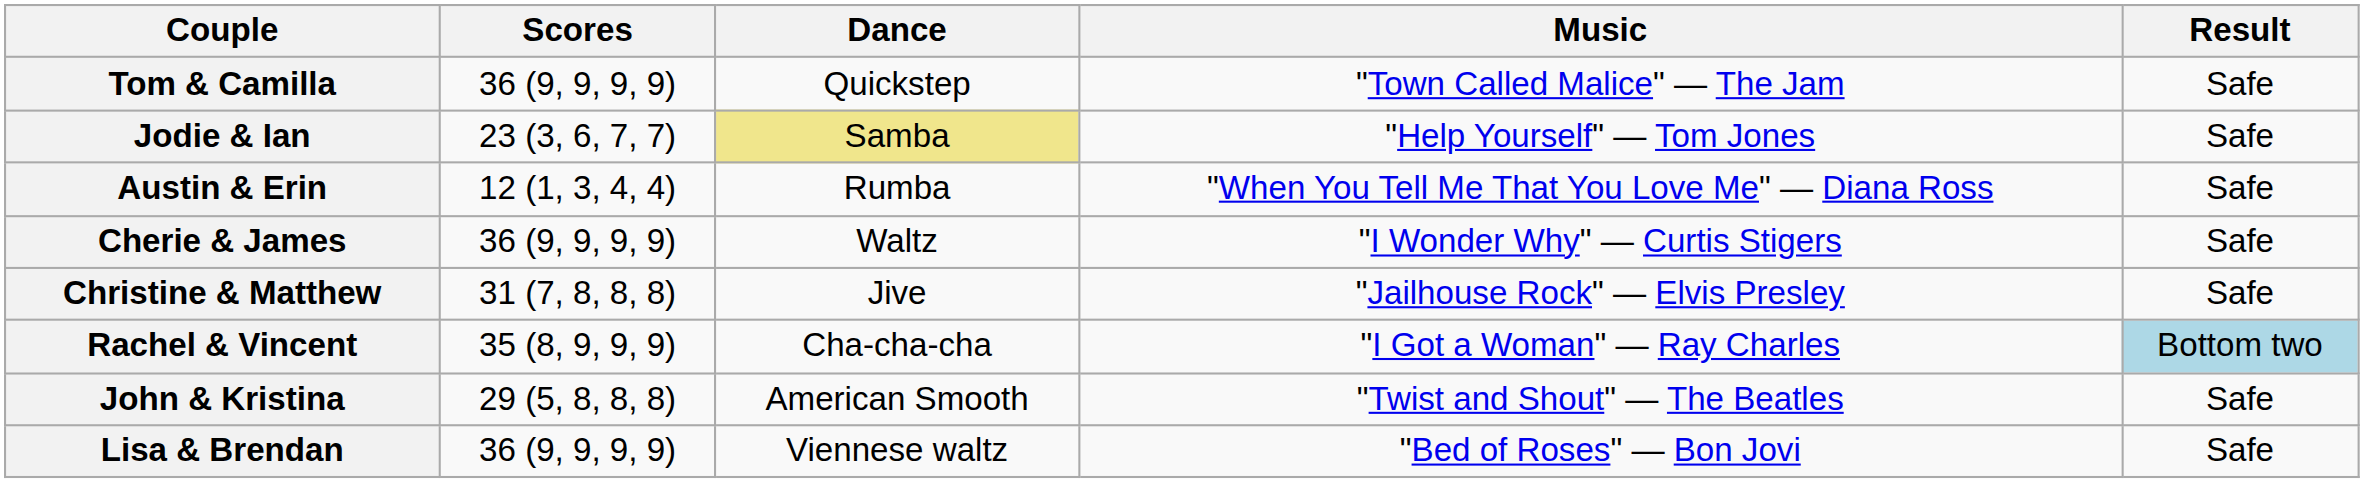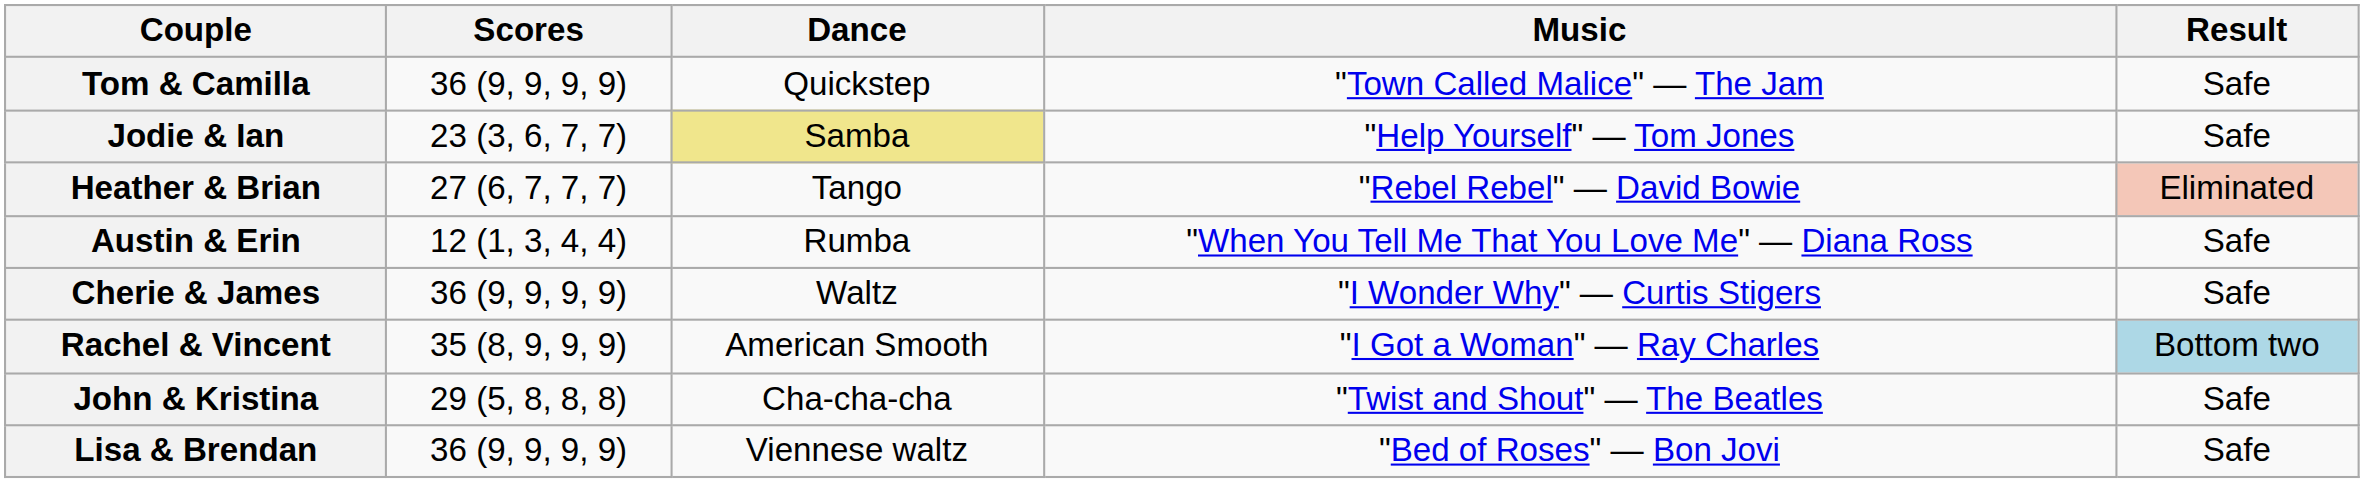+ row: (196, 188)
- row: (222, 293)
(897, 345) Cha-cha-cha -> (857, 345) American Smooth
(897, 398) American Smooth -> (857, 398) Cha-cha-cha
